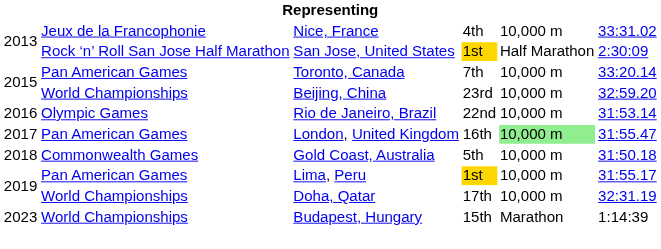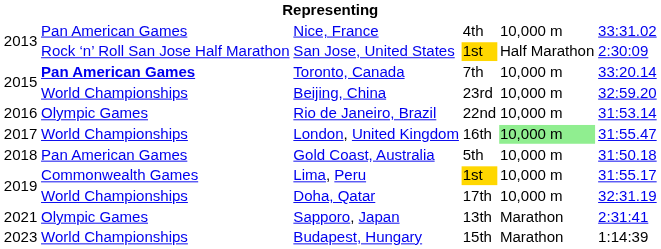(123, 30) Jeux de la Francophonie -> (114, 30) Pan American Games
(114, 72) normal -> (118, 72) bold
(114, 134) Pan American Games -> (114, 134) World Championships
(120, 155) Commonwealth Games -> (114, 155) Pan American Games
(114, 175) Pan American Games -> (120, 175) Commonwealth Games
+ row: (346, 217)
